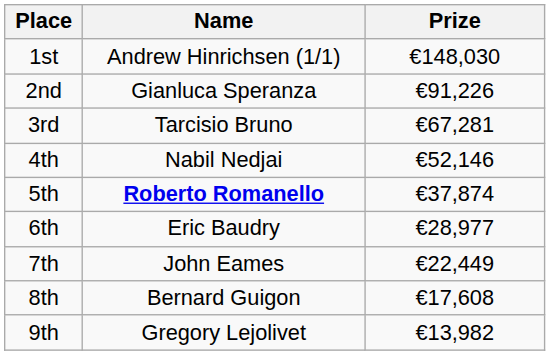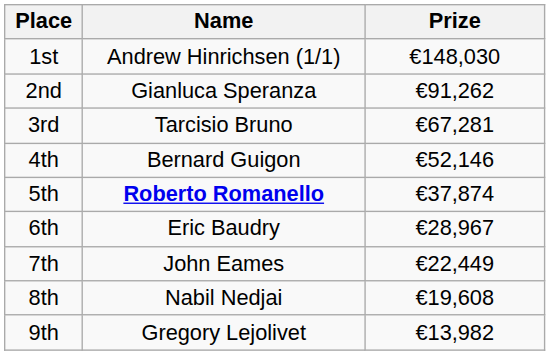(455, 90) €91,226 -> (455, 90) €91,262
(224, 159) Nabil Nedjai -> (224, 159) Bernard Guigon
(455, 228) €28,977 -> (455, 228) €28,967
(224, 297) Bernard Guigon -> (224, 297) Nabil Nedjai
(455, 297) €17,608 -> (455, 297) €19,608
